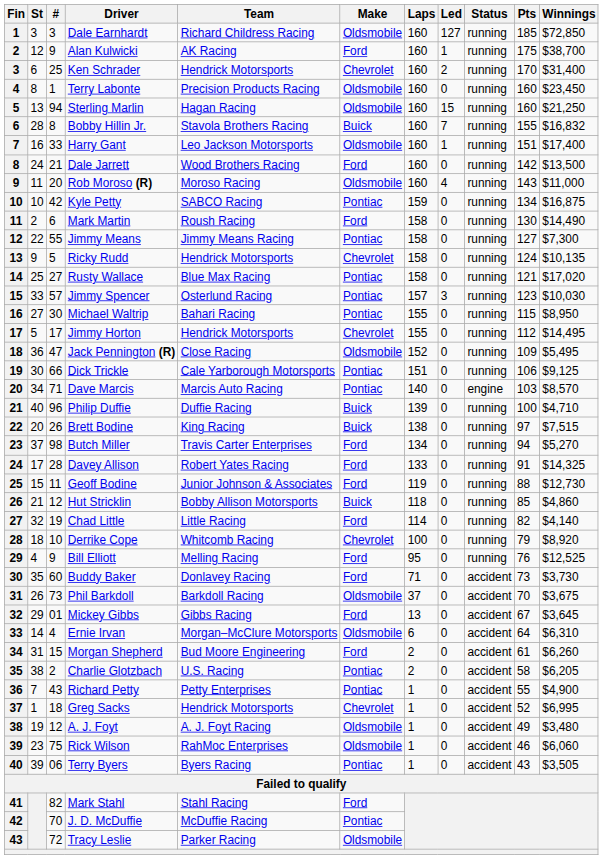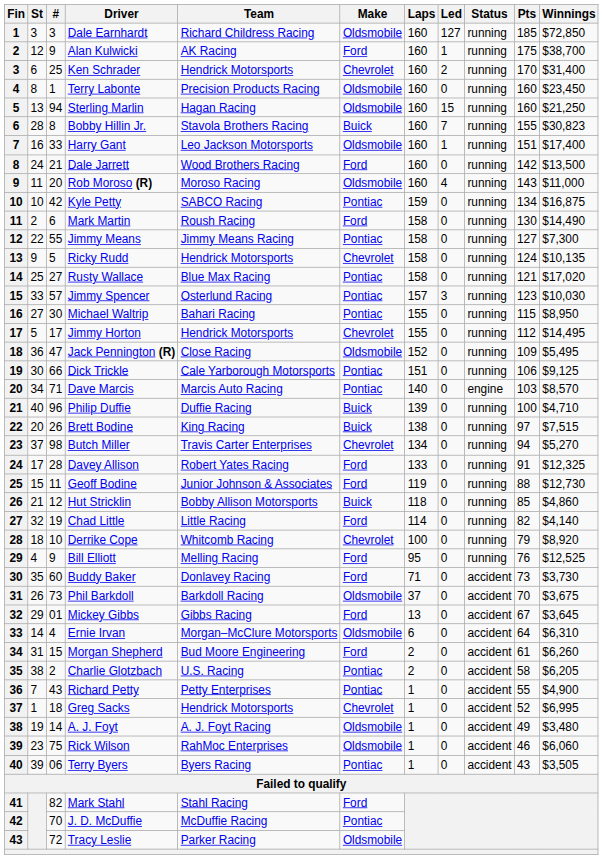(564, 127) $16,832 -> (564, 127) $30,823
(355, 446) Ford -> (368, 446) Chevrolet
(564, 464) $14,325 -> (564, 464) $12,325
(56, 727) 12 -> (56, 727) 14
